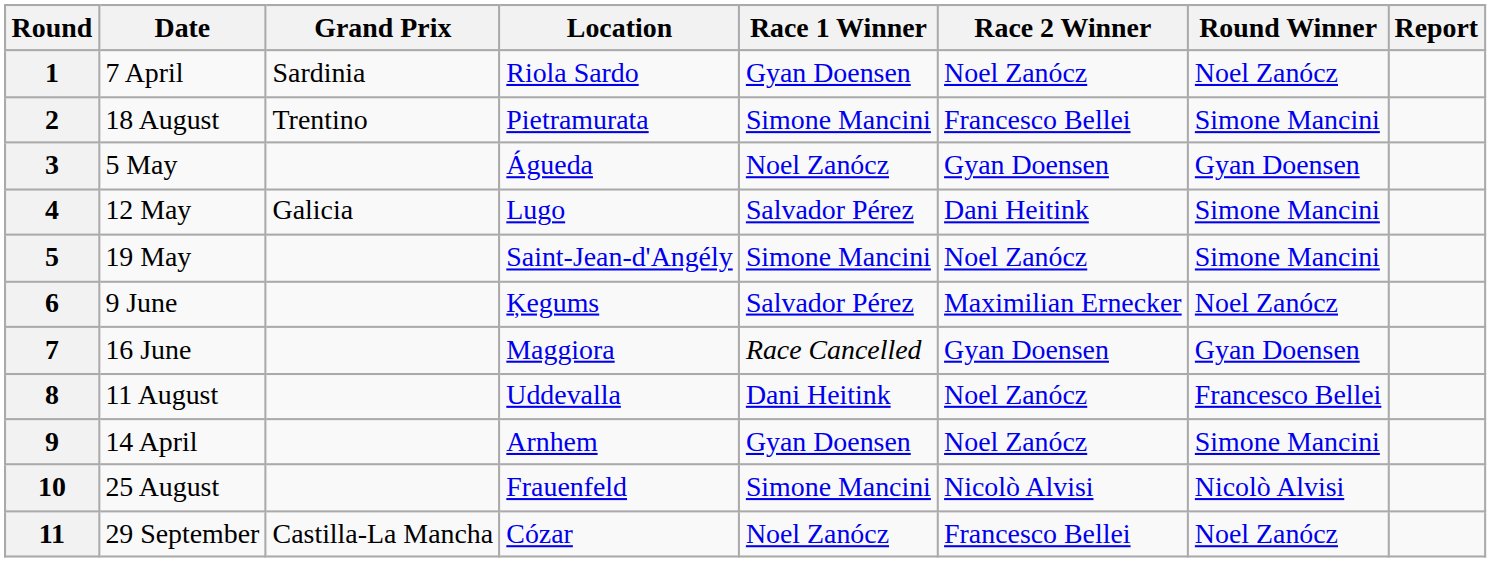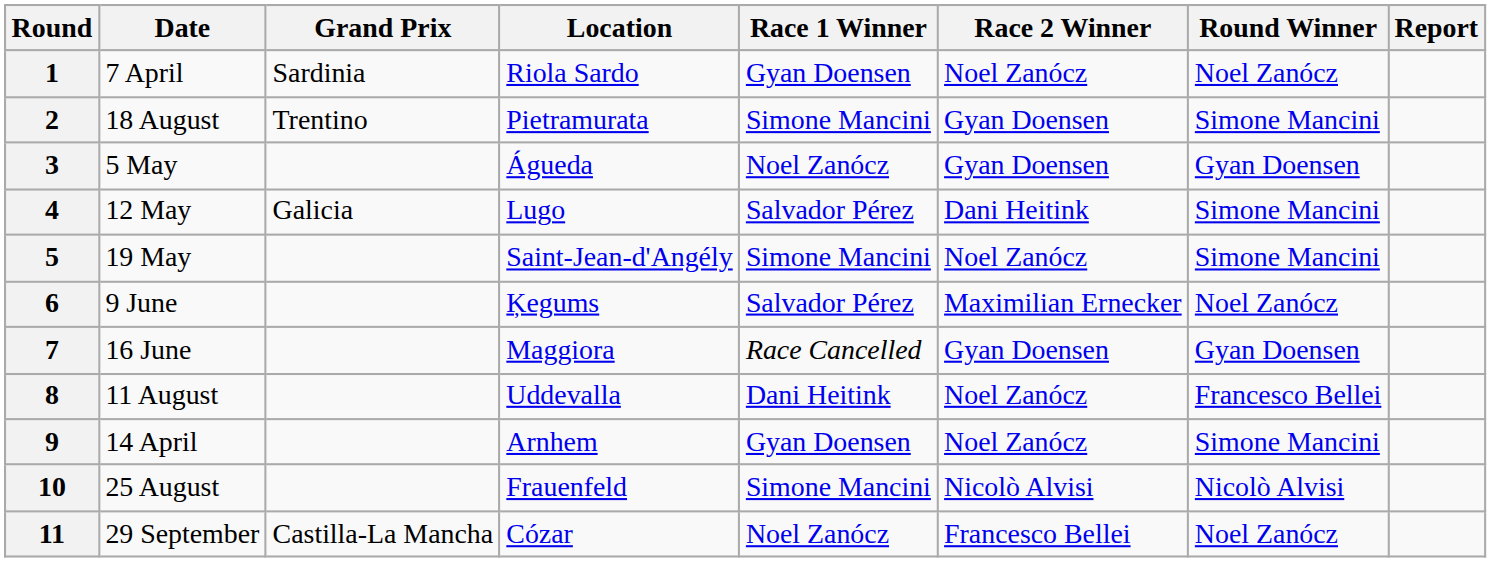(1037, 119) Francesco Bellei -> (1027, 119) Gyan Doensen
